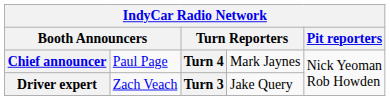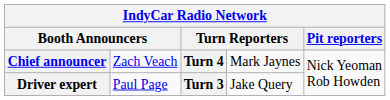(140, 61) Paul Page -> (145, 61) Zach Veach
(145, 84) Zach Veach -> (140, 84) Paul Page
